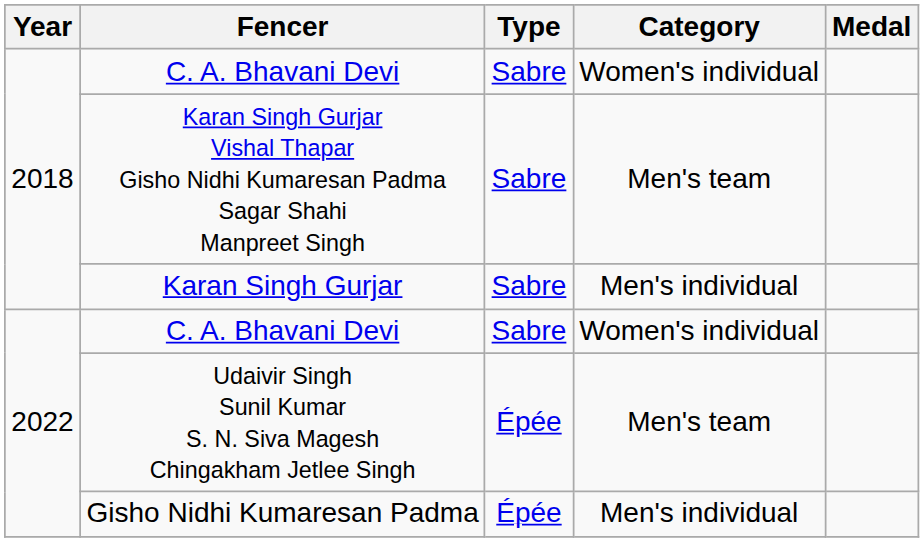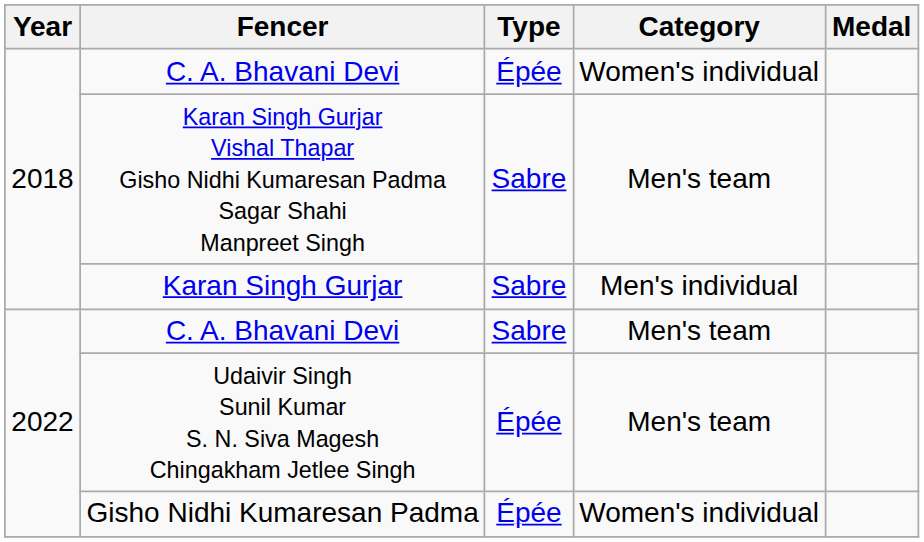(529, 71) Sabre -> (529, 71) Épée
(699, 330) Women's individual -> (699, 330) Men's team
(699, 513) Men's individual -> (699, 513) Women's individual
